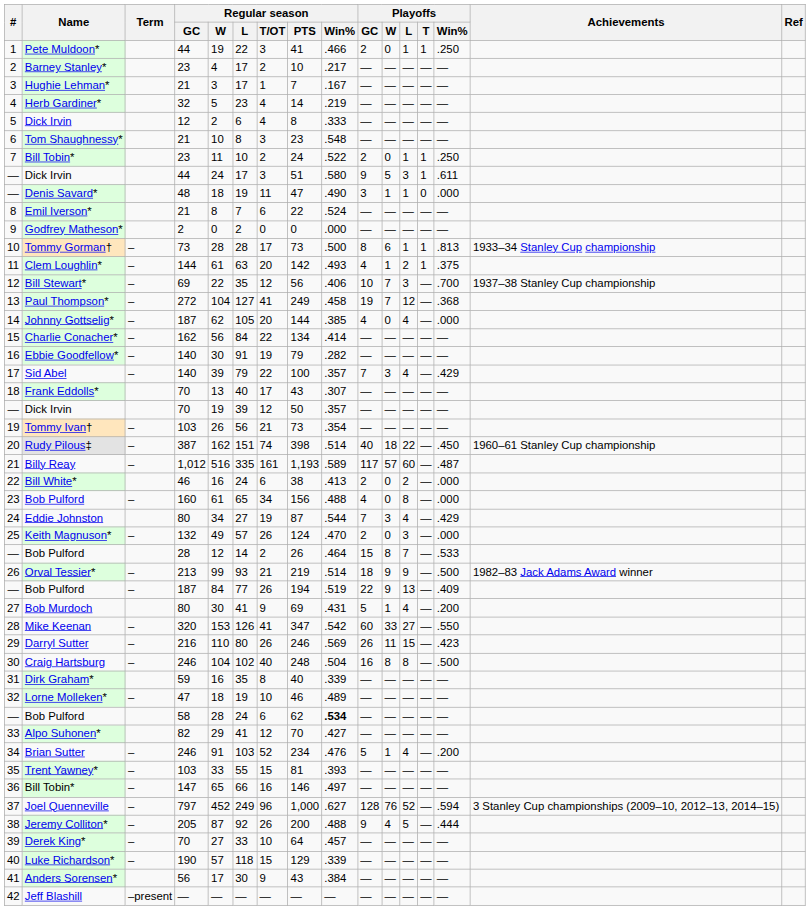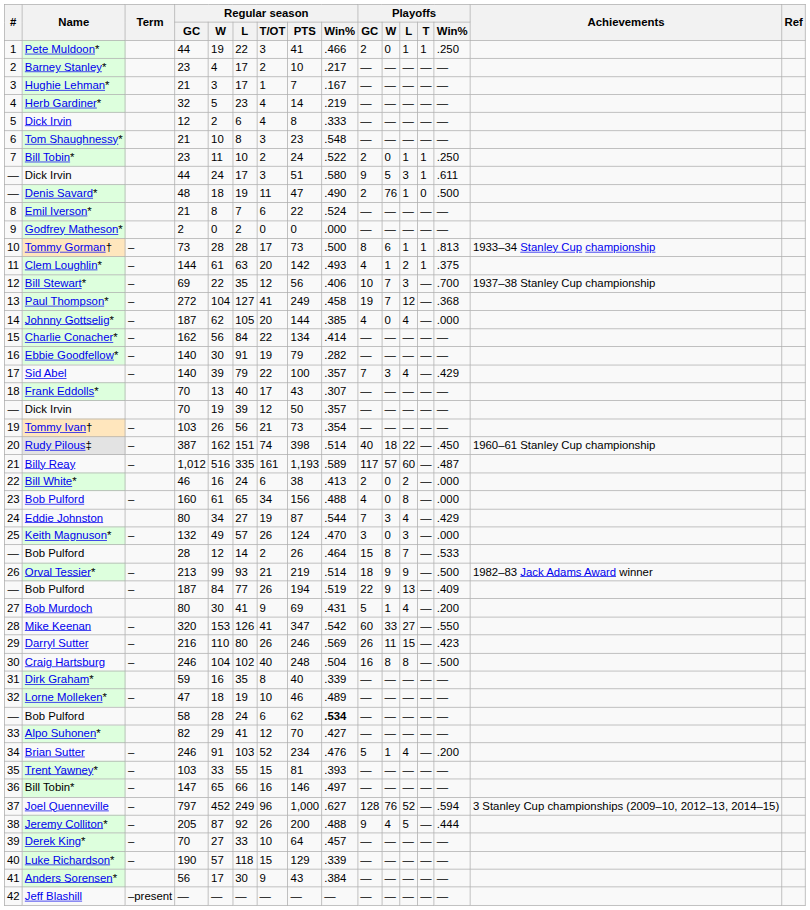(363, 193) 3 -> (363, 193) 2
(388, 193) 1 -> (391, 193) 76
(448, 193) .000 -> (448, 193) .500
(363, 535) 2 -> (363, 535) 3
